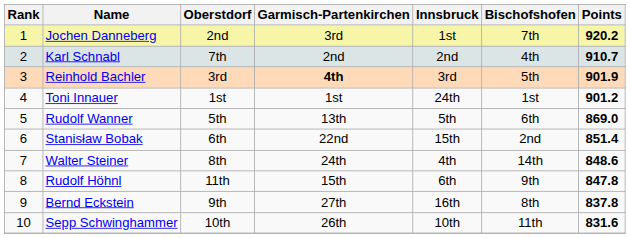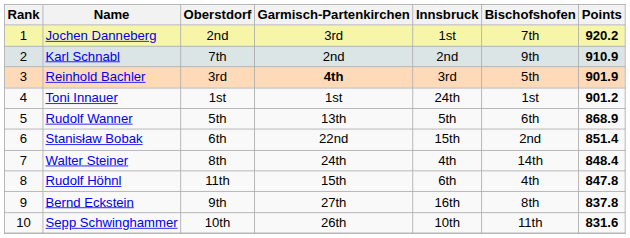(530, 56) 4th -> (530, 56) 9th
(602, 56) 910.7 -> (602, 56) 910.9
(602, 118) 869.0 -> (602, 118) 868.9
(602, 160) 848.6 -> (602, 160) 848.4
(530, 181) 9th -> (530, 181) 4th
